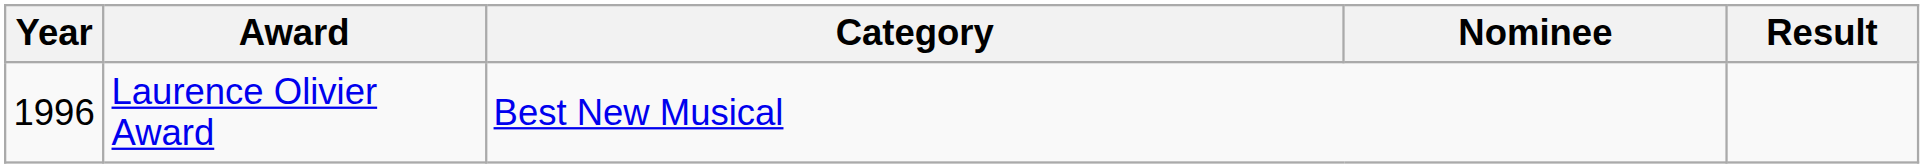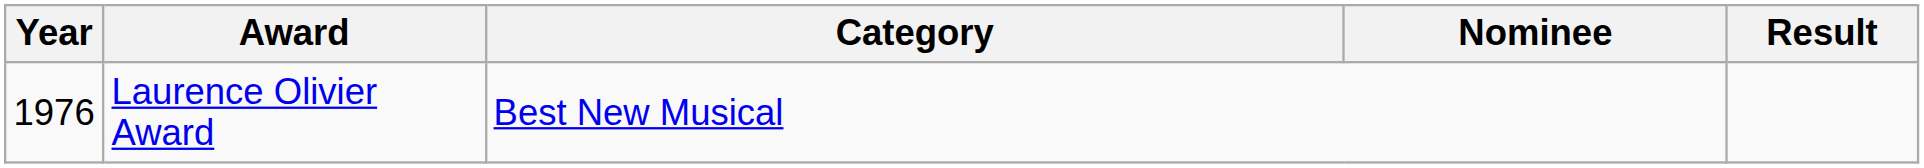(54, 111) 1996 -> (54, 111) 1976
